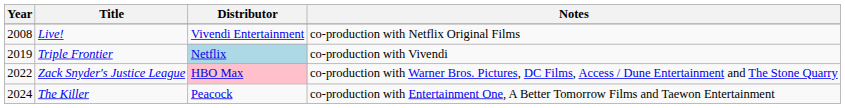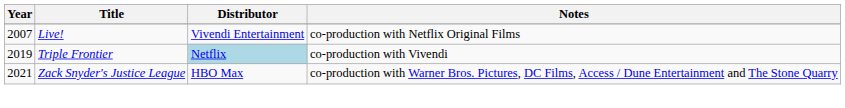(20, 34) 2008 -> (20, 34) 2007
(20, 73) 2022 -> (20, 73) 2021
(217, 73) pink background -> (217, 73) no background
- row: (63, 93)
